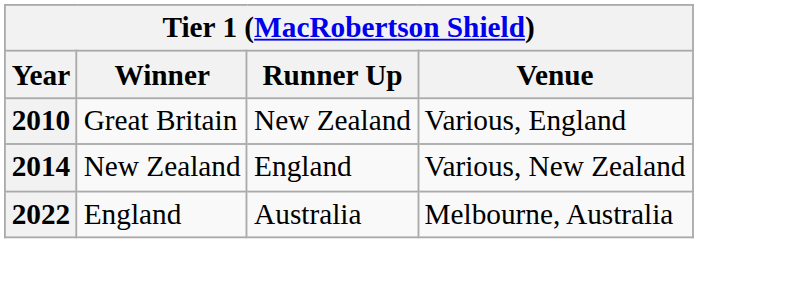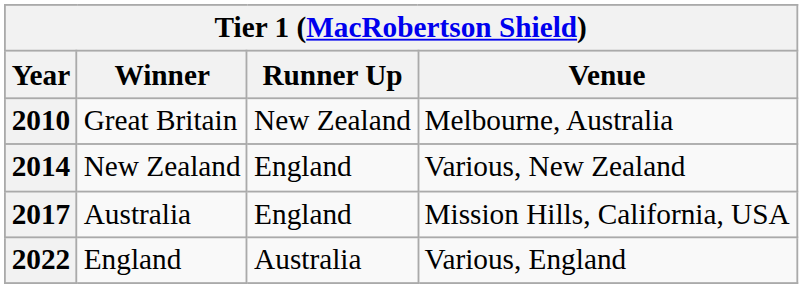(525, 120) Various, England -> (549, 120) Melbourne, Australia
+ row: (41, 213)
(549, 213) Melbourne, Australia -> (525, 259) Various, England
